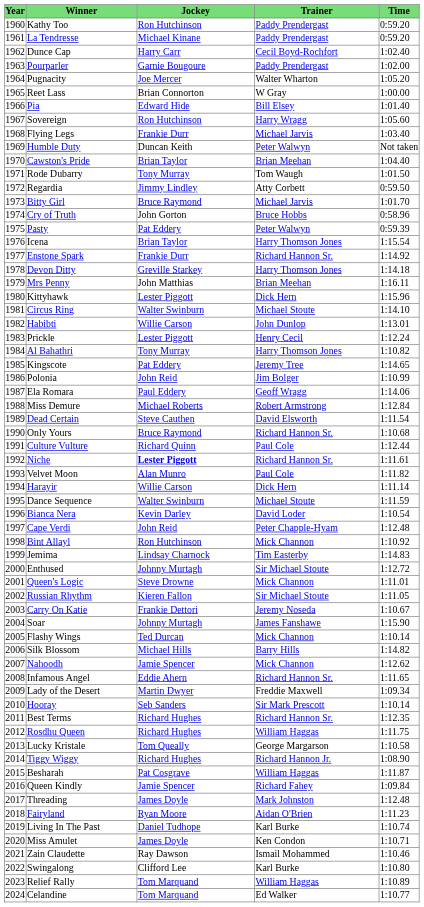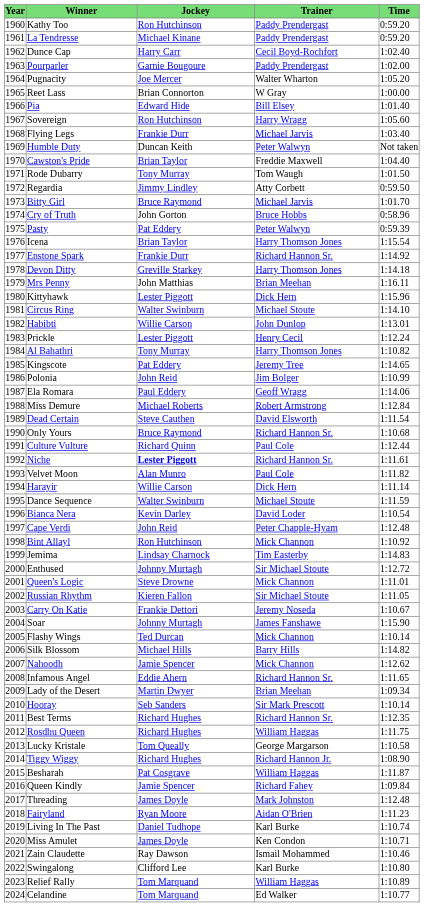(283, 160) Brian Meehan -> (289, 160) Freddie Maxwell
(289, 691) Freddie Maxwell -> (283, 691) Brian Meehan
